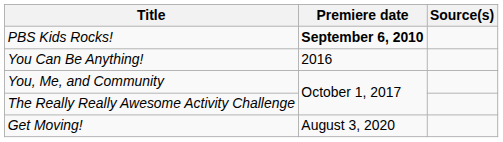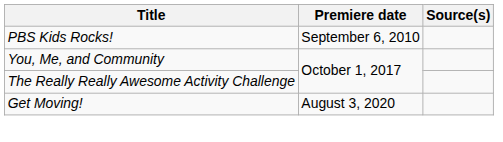(362, 37) bold -> (361, 37) normal
- row: (75, 59)
